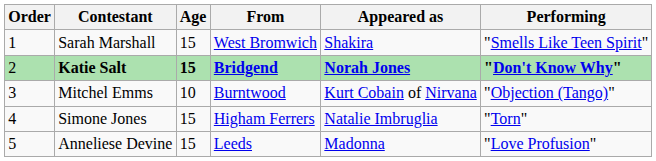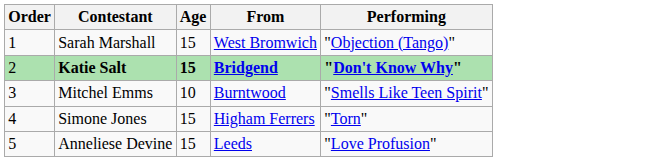- column: (401, 17)
(566, 42) "Smells Like Teen Spirit" -> (390, 42) "Objection (Tango)"
(549, 93) "Objection (Tango)" -> (406, 93) "Smells Like Teen Spirit"
